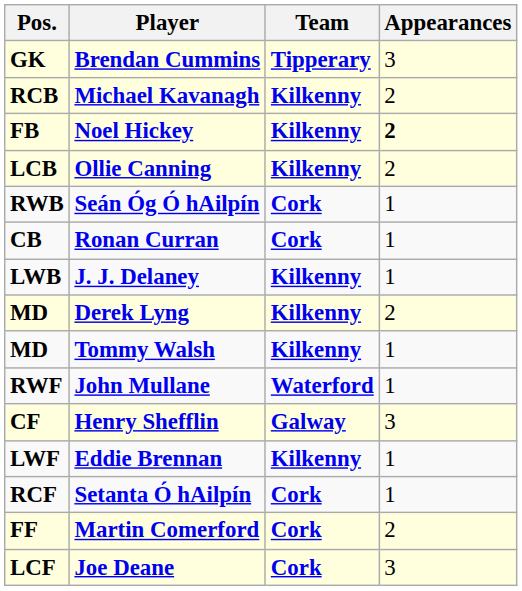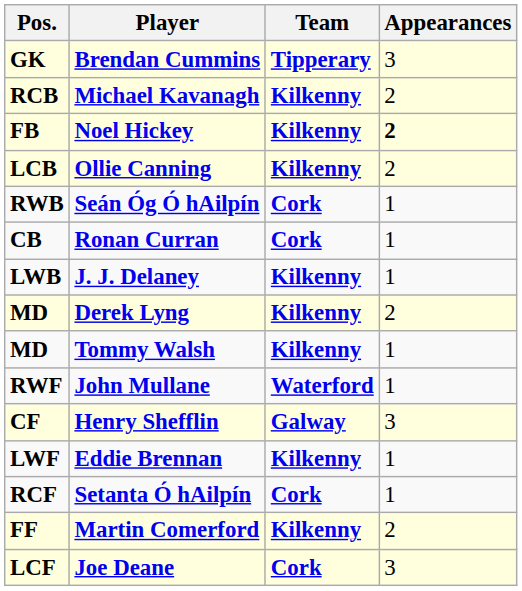(296, 530) Cork -> (316, 530) Kilkenny
